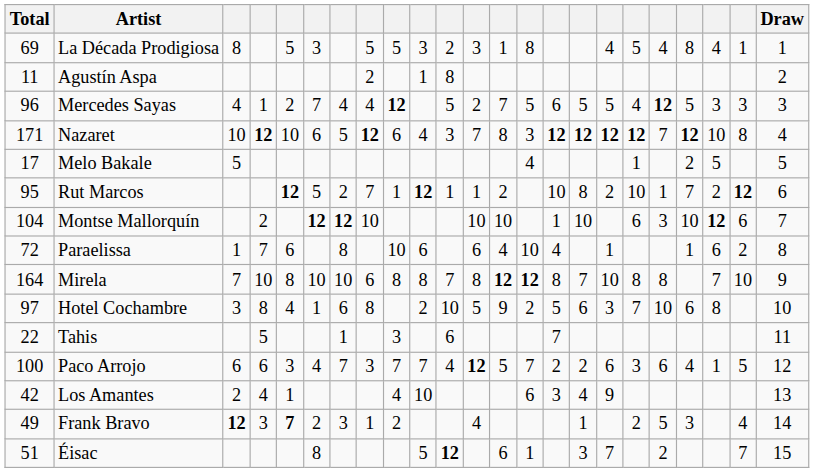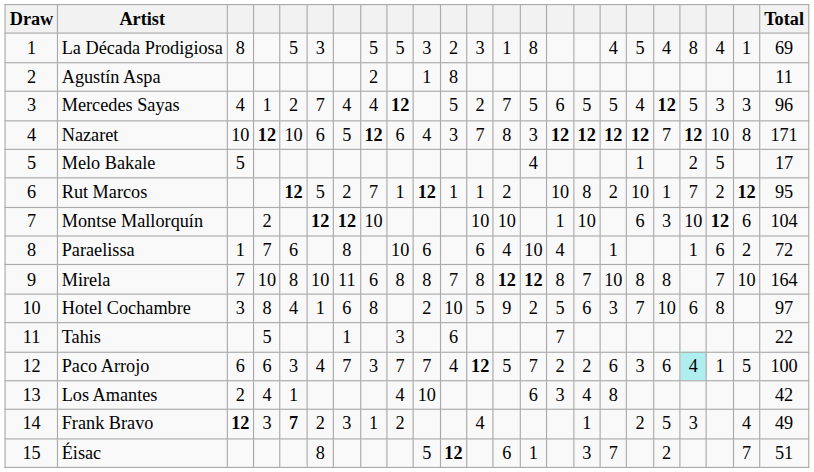columns swapped: (782, 18) <-> (30, 18)
(343, 279) 10 -> (347, 279) 11
(690, 366) no background -> (693, 366) paleturquoise background
(610, 395) 9 -> (613, 395) 8
